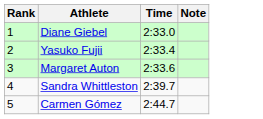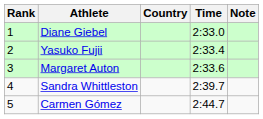+ column: (165, 13)
